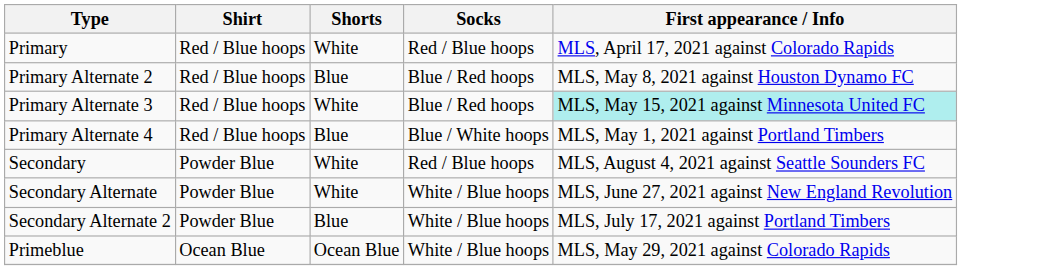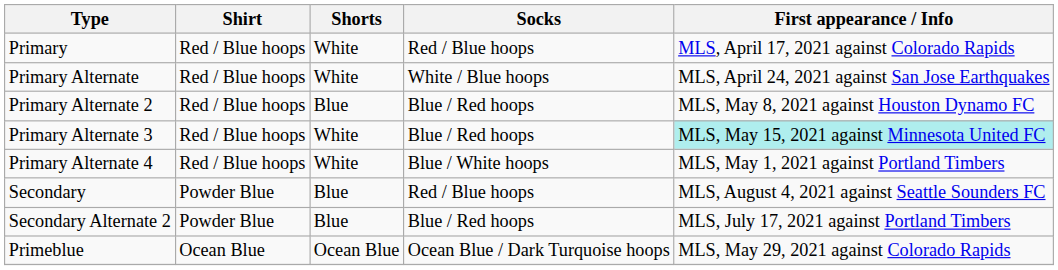+ row: (74, 76)
(331, 134) Blue -> (336, 163) White
(336, 163) White -> (331, 192) Blue
- row: (83, 192)
(478, 221) White / Blue hoops -> (471, 221) Blue / Red hoops
(478, 250) White / Blue hoops -> (539, 250) Ocean Blue / Dark Turquoise hoops
